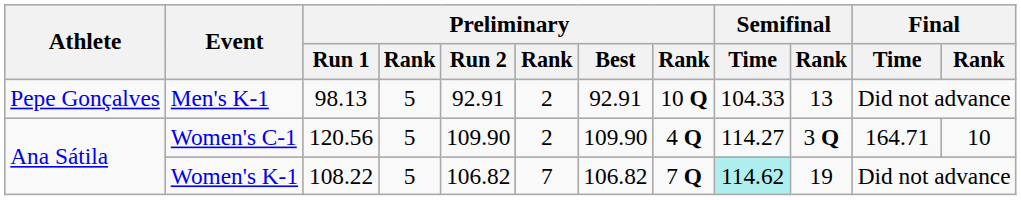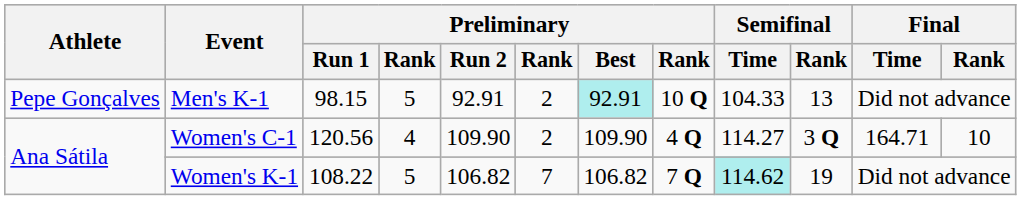(341, 99) 98.13 -> (341, 99) 98.15
(615, 99) no background -> (615, 99) paleturquoise background
(410, 137) 5 -> (410, 137) 4
